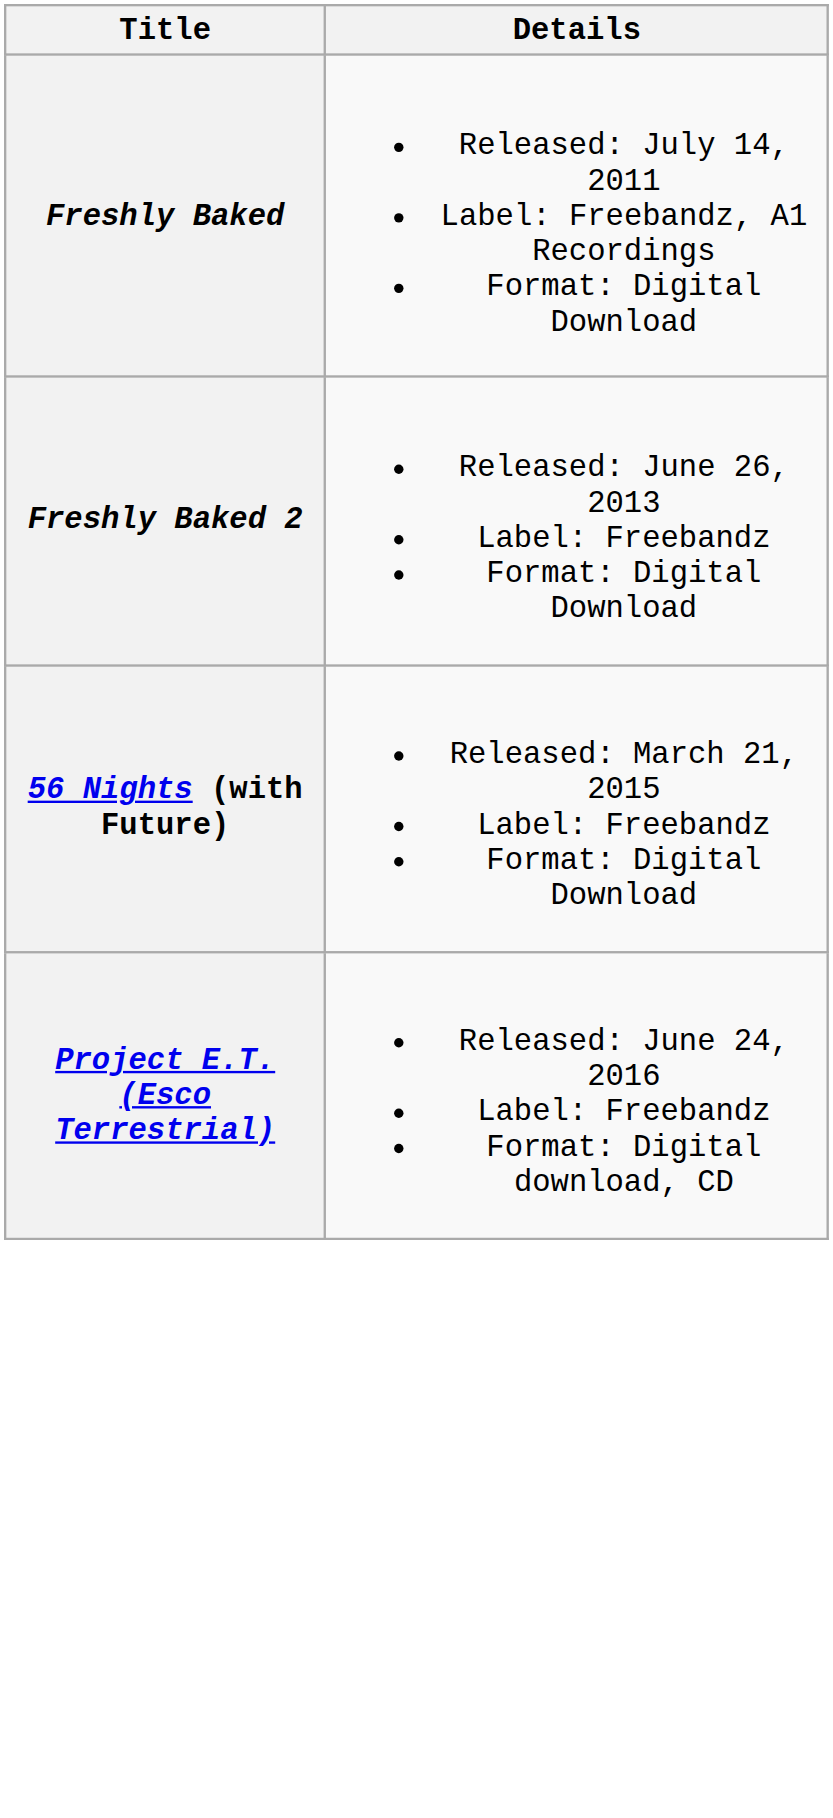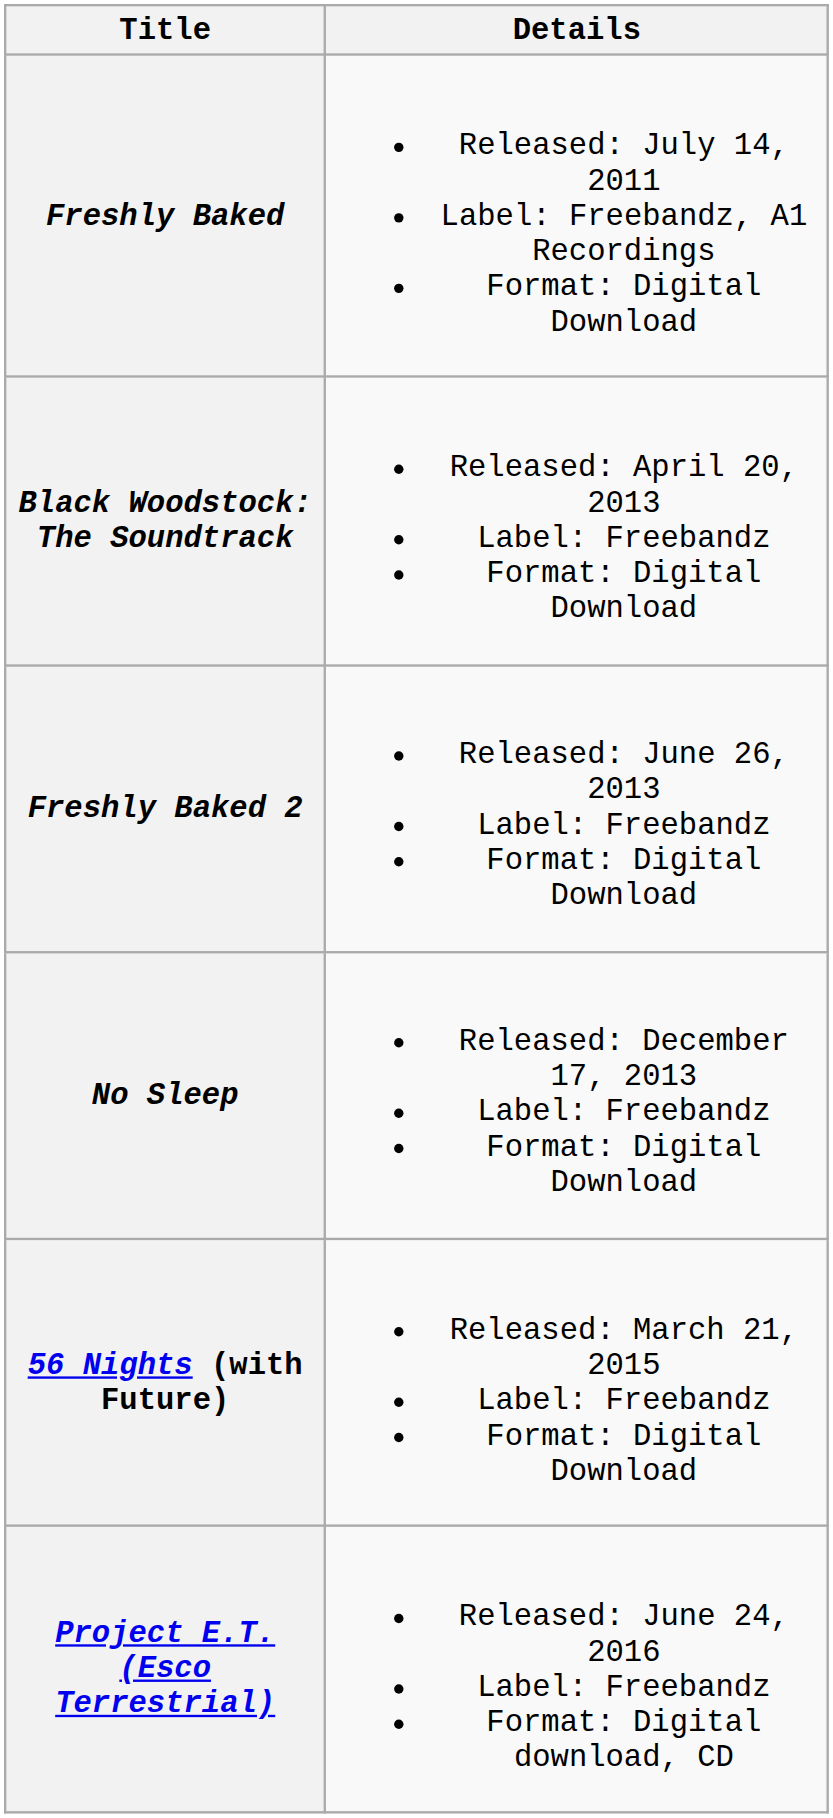+ row: (165, 521)
+ row: (165, 1095)
